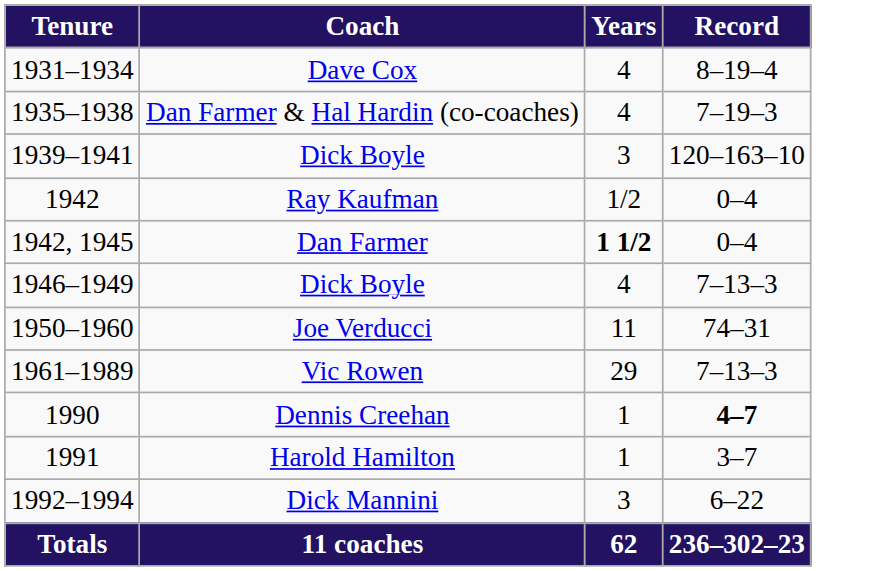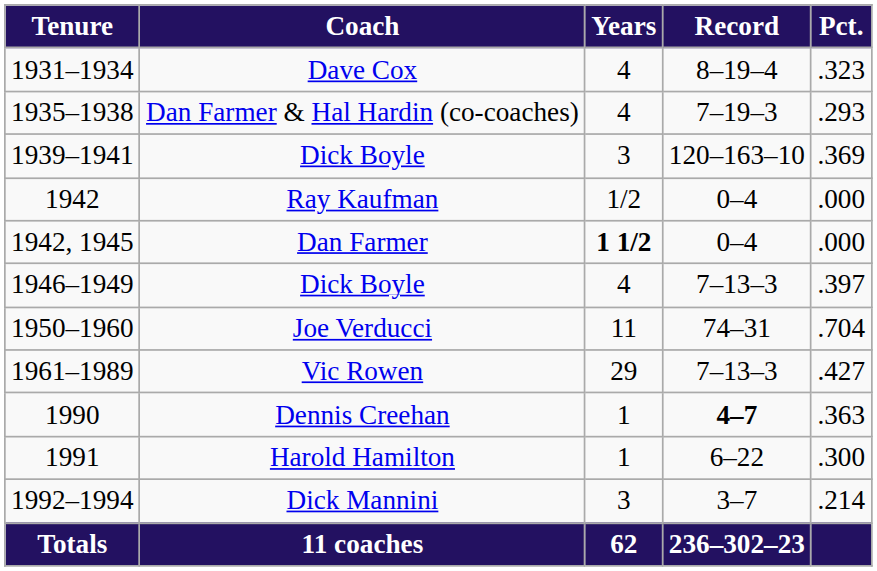+ column: (841, 26)
(737, 457) 3–7 -> (737, 457) 6–22
(737, 500) 6–22 -> (737, 500) 3–7
